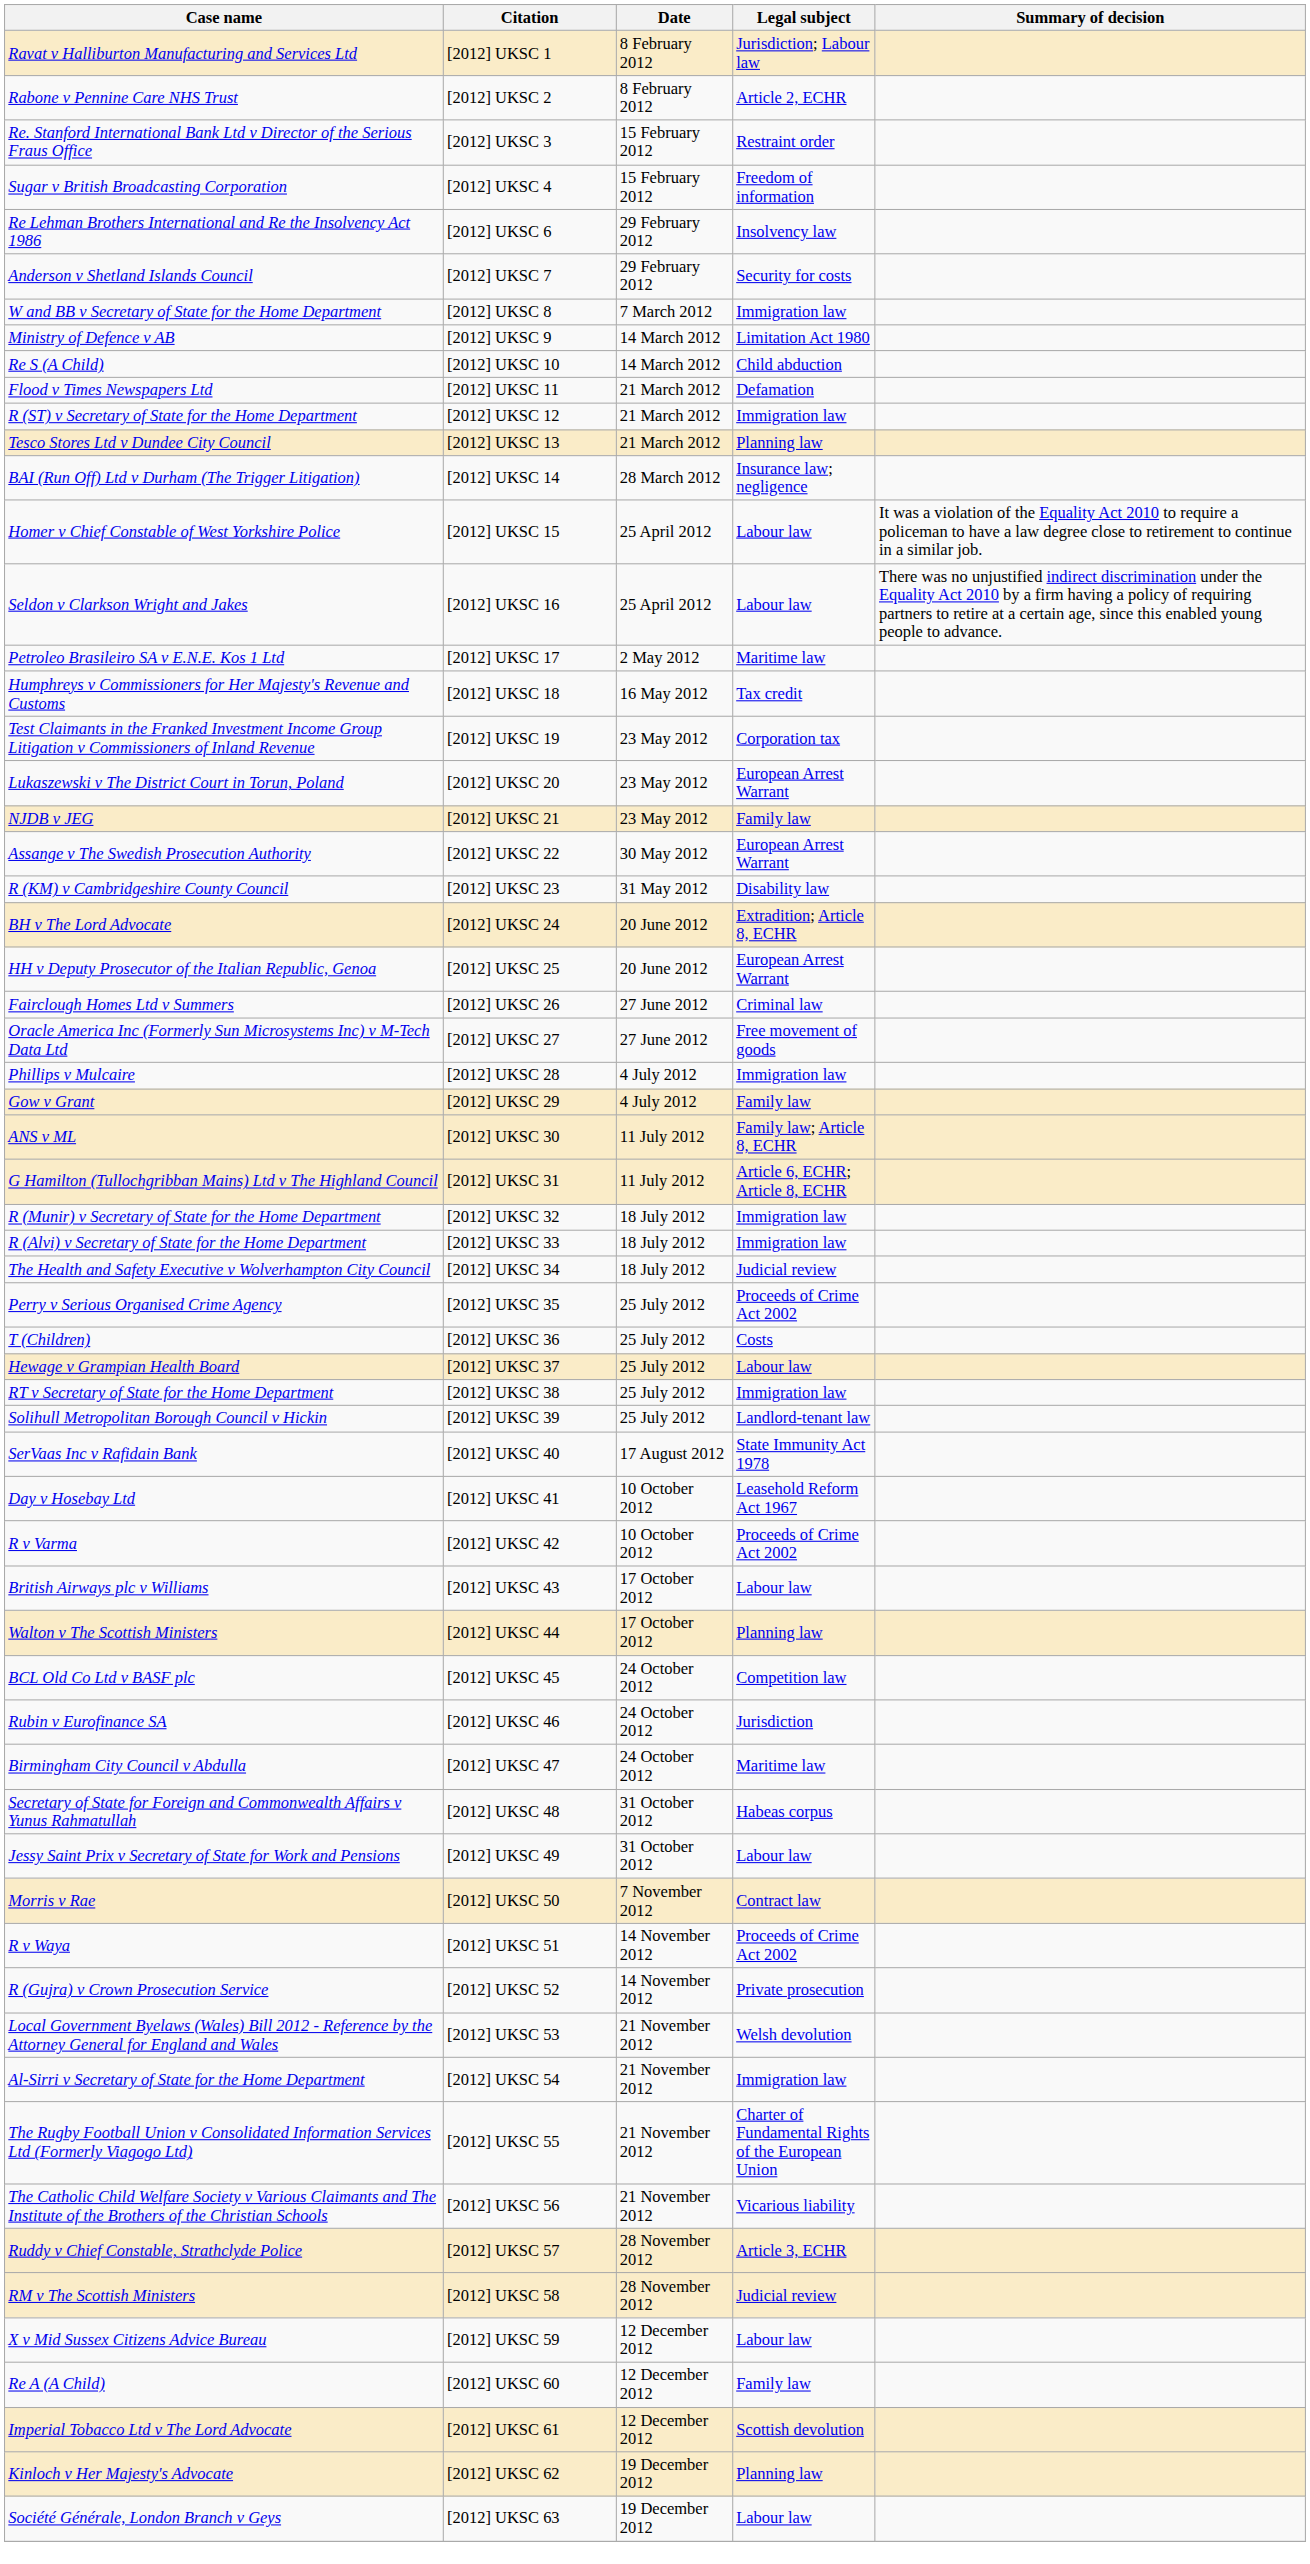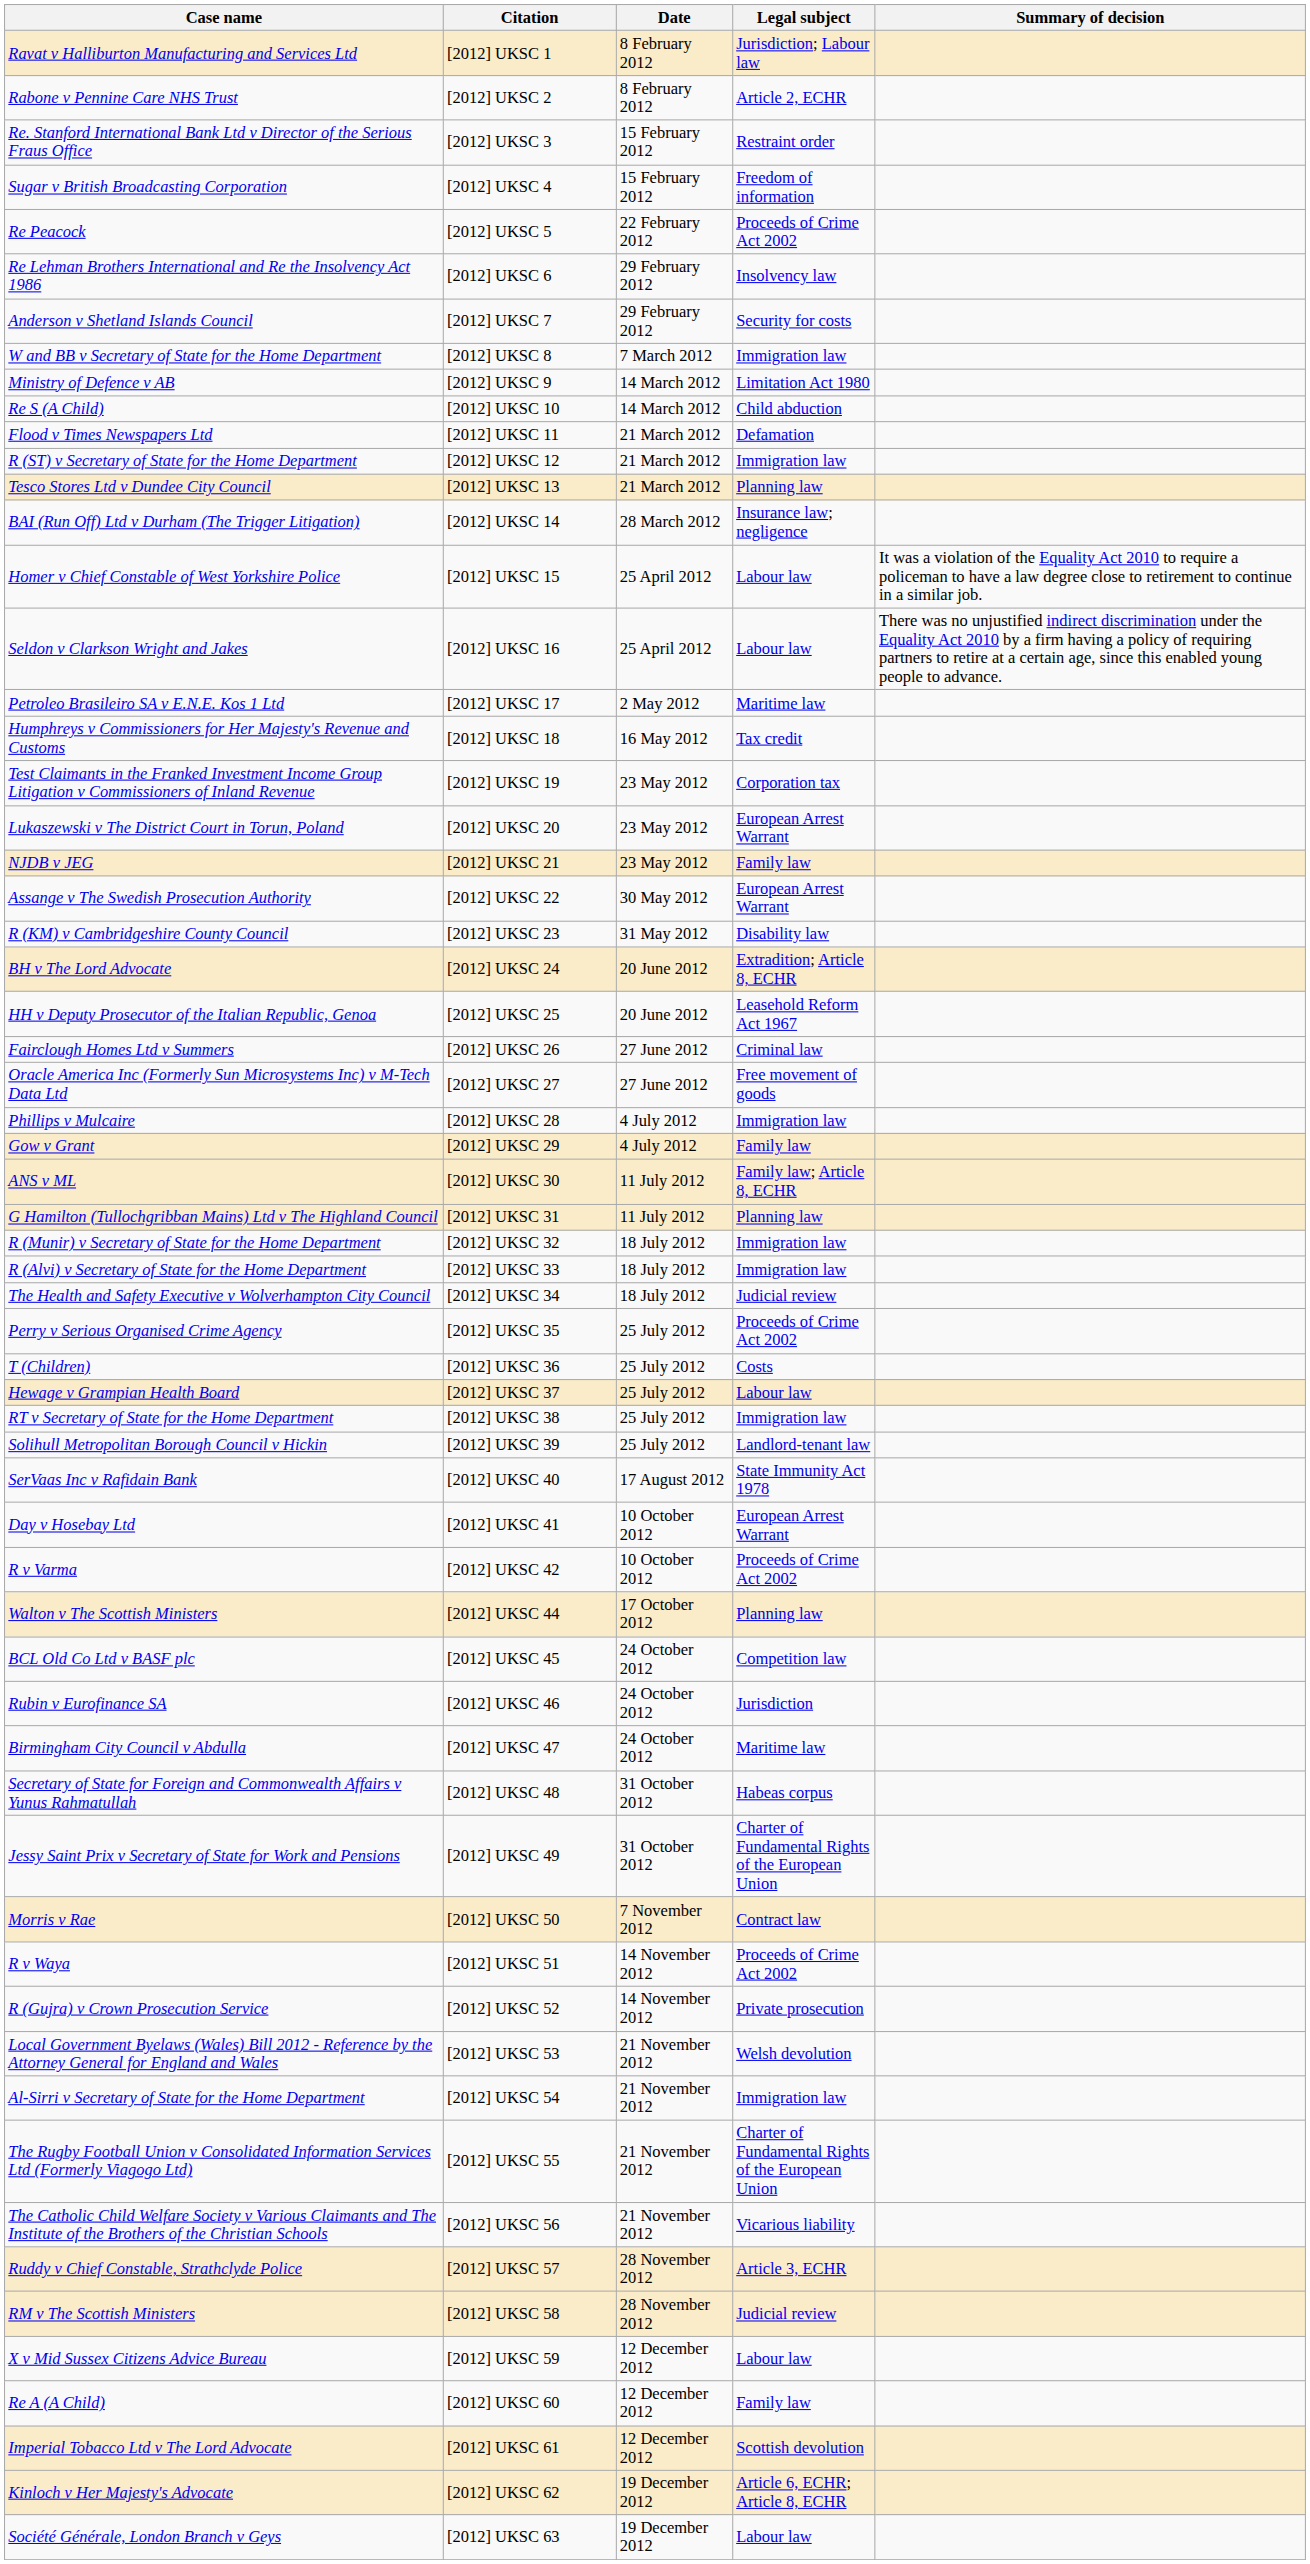+ row: (47, 231)
(790, 969) European Arrest Warrant -> (797, 1013) Leasehold Reform Act 1967
(794, 1181) Article 6, ECHR; Article 8, ECHR -> (779, 1217) Planning law
(797, 1498) Leasehold Reform Act 1967 -> (790, 1524) European Arrest Warrant
- row: (108, 1588)
(774, 1856) Labour law -> (803, 1856) Charter of Fundamental Rights of the European Union
(779, 2473) Planning law -> (794, 2492) Article 6, ECHR; Article 8, ECHR
